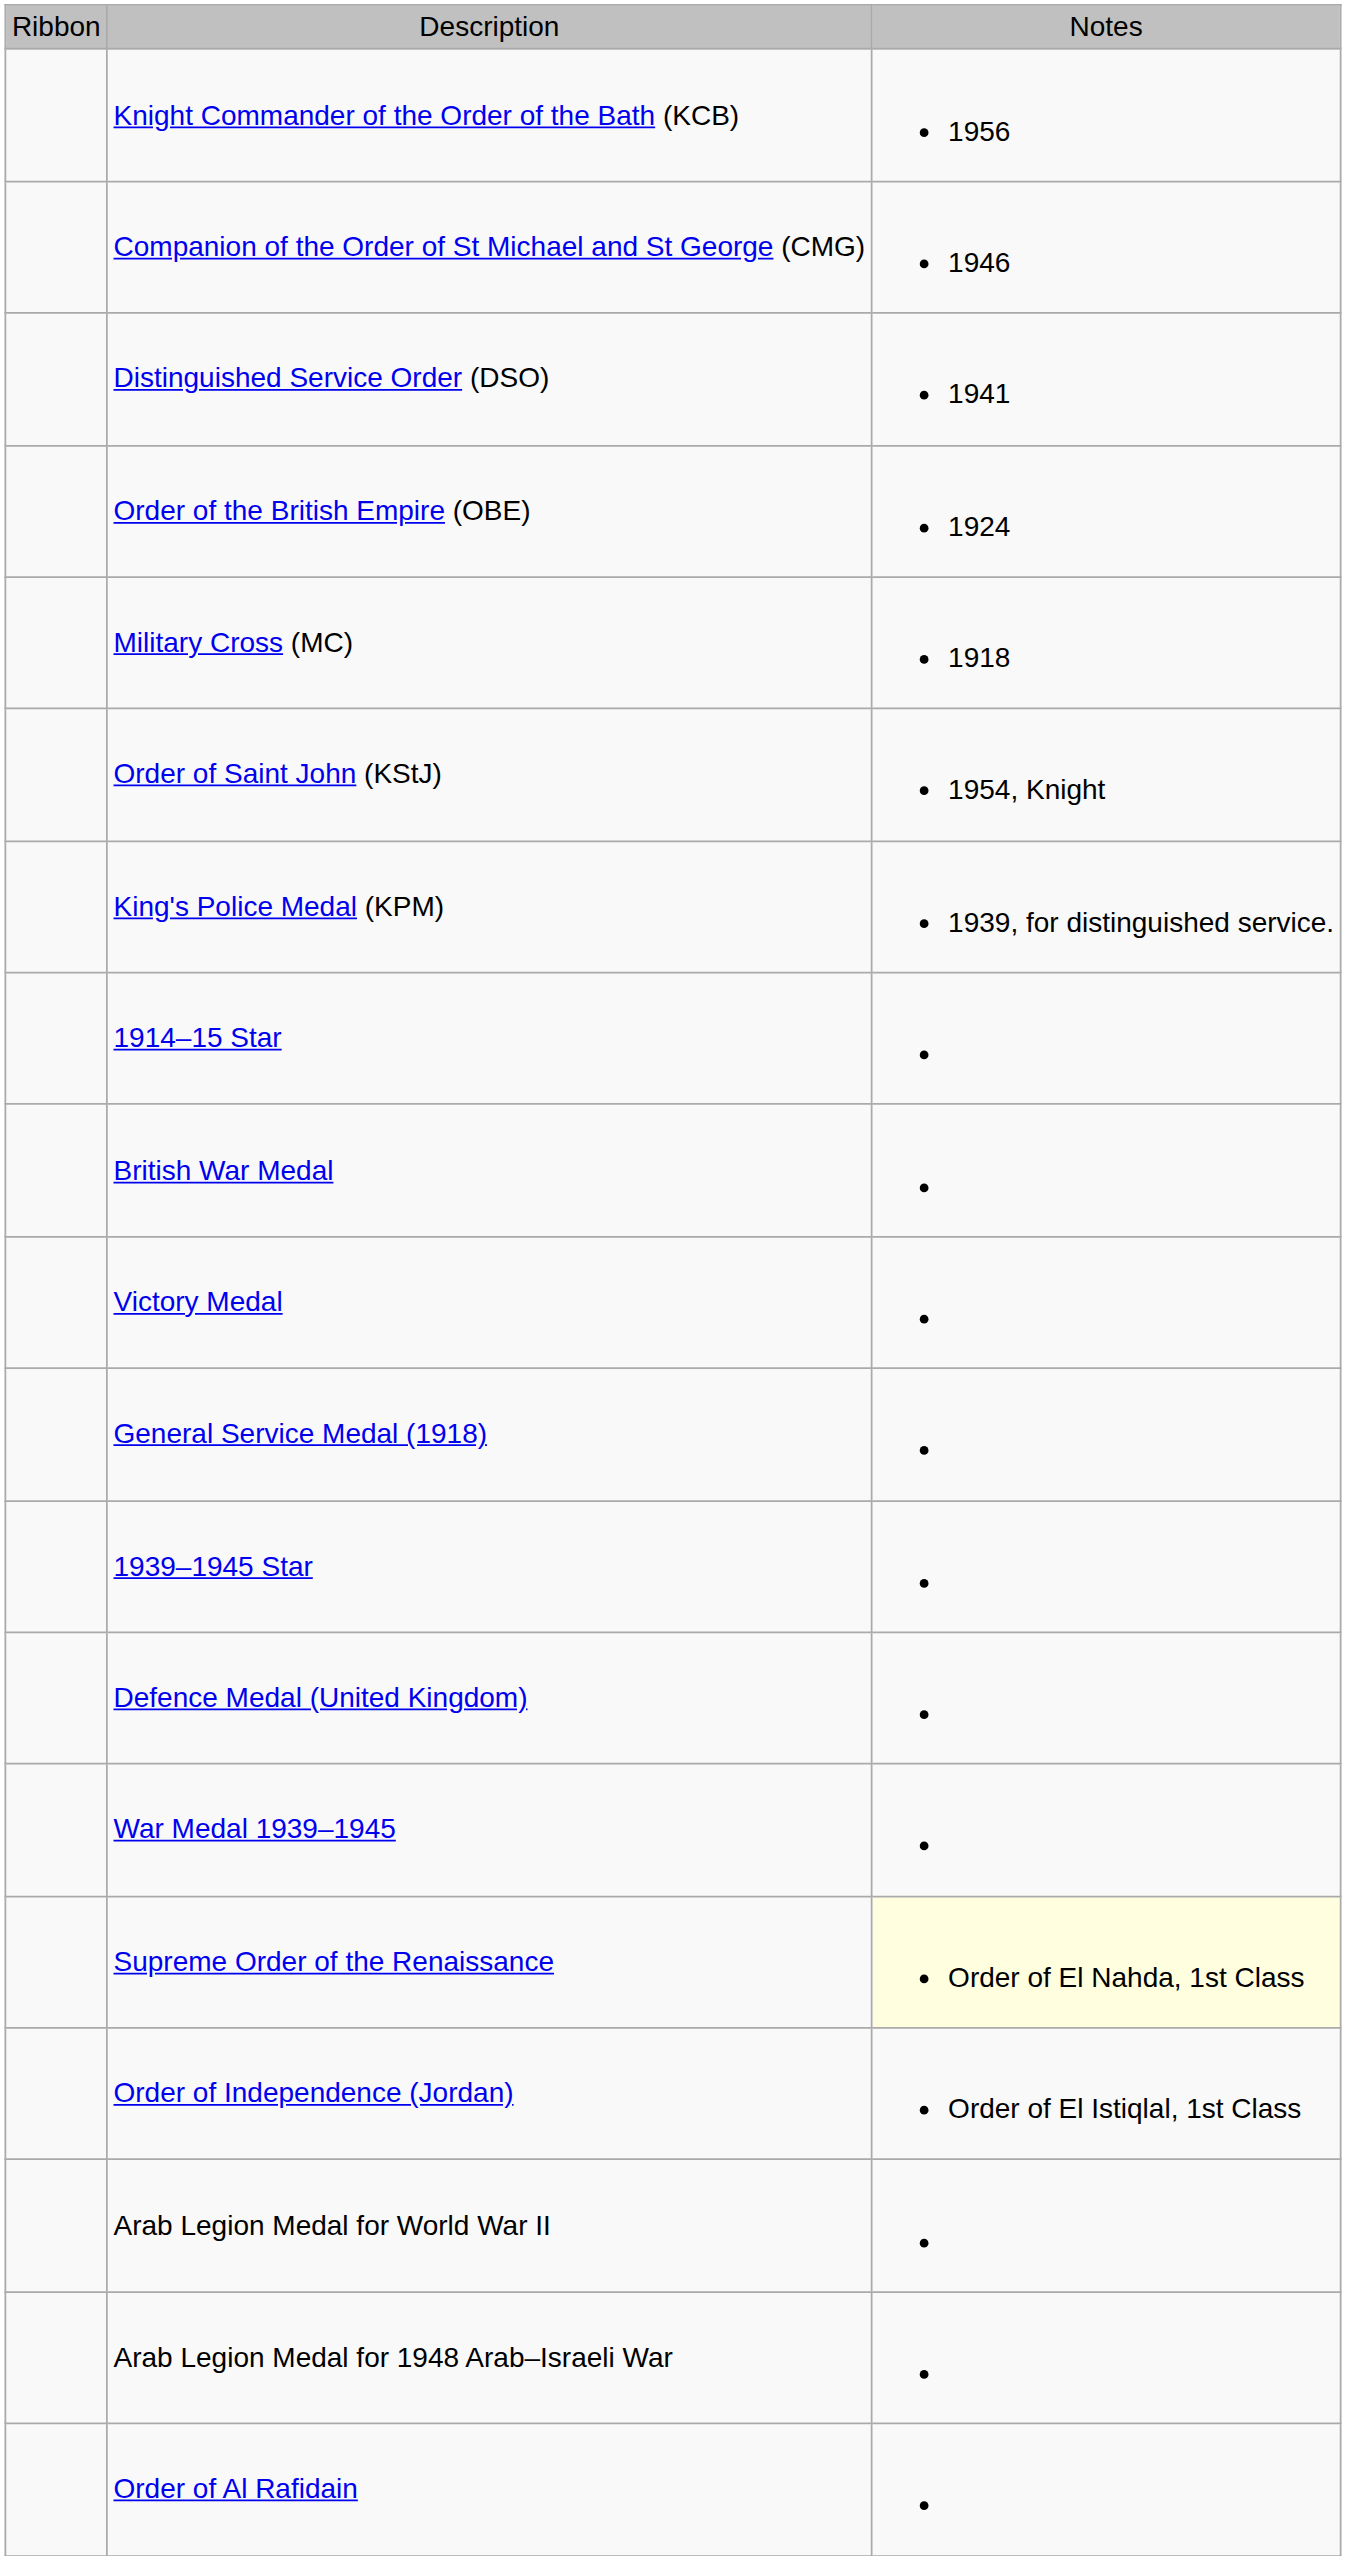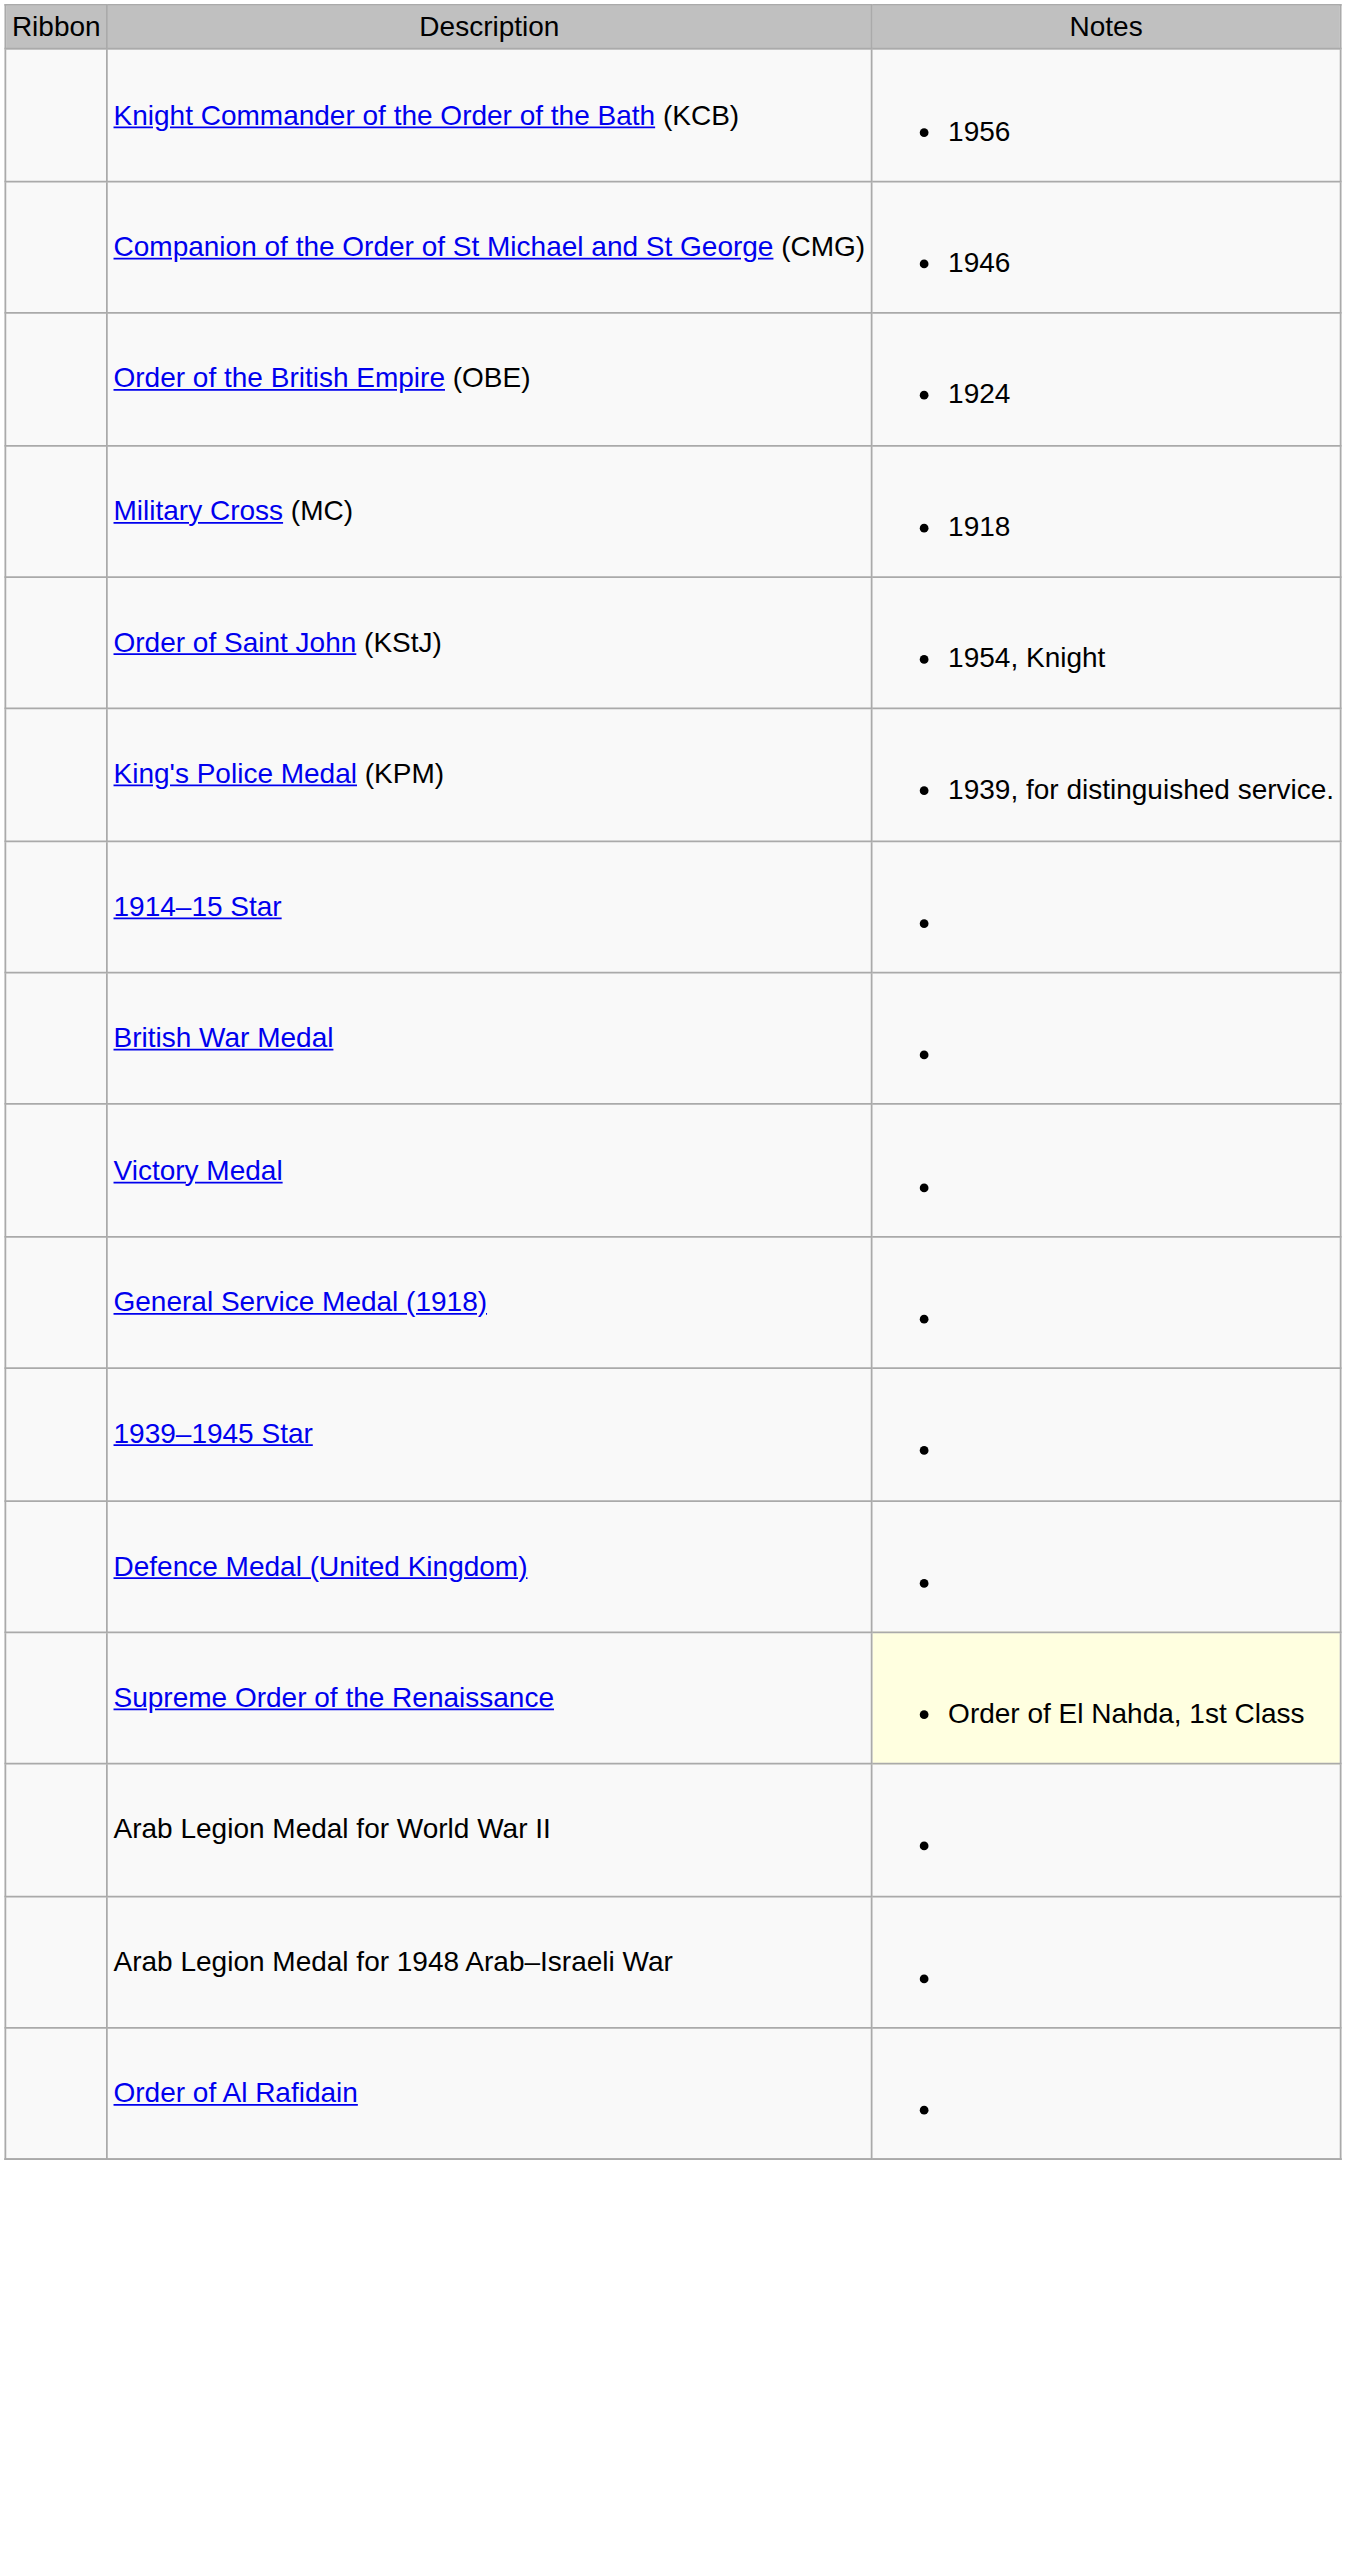- row: (331, 378)
- row: (255, 1829)
- row: (314, 2093)
